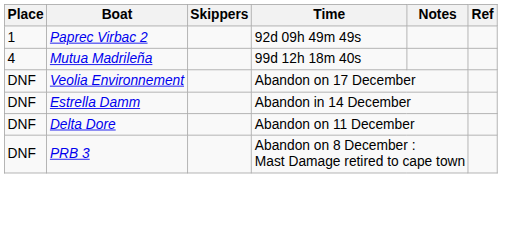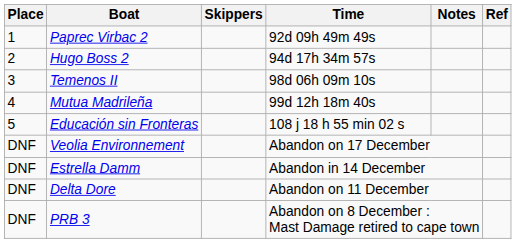+ row: (89, 59)
+ row: (84, 80)
+ row: (124, 124)
